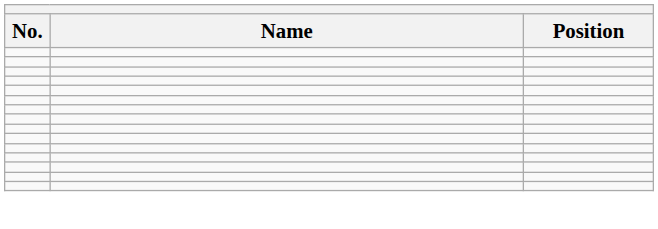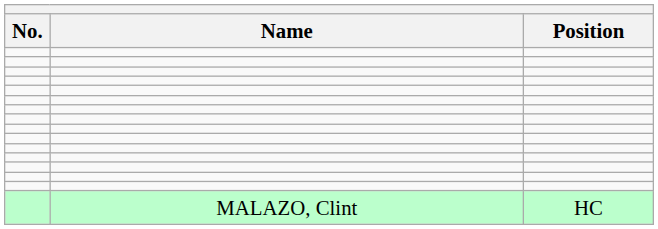+ row: (287, 207)
